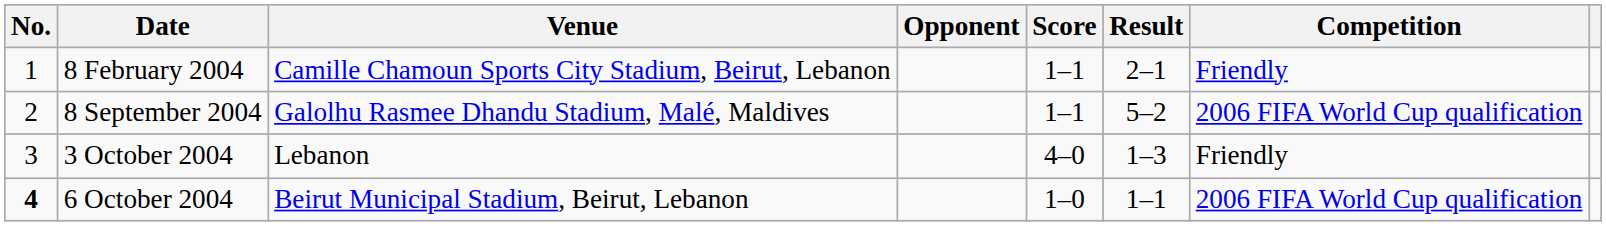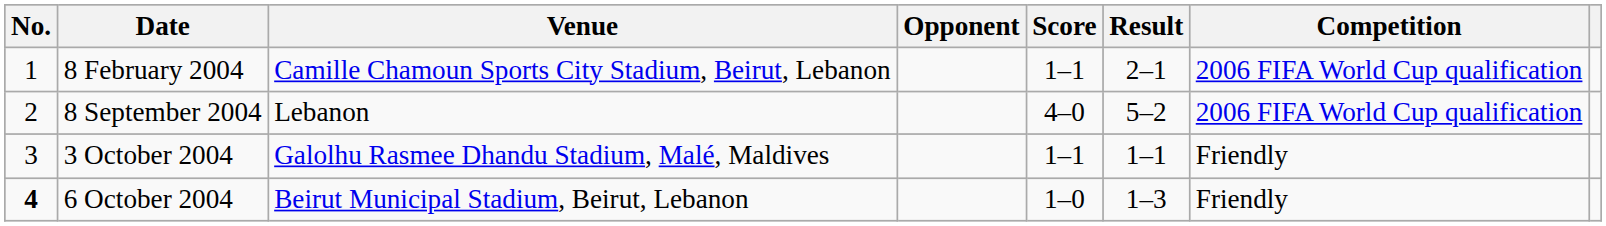(1242, 69) Friendly -> (1389, 69) 2006 FIFA World Cup qualification
(552, 112) Galolhu Rasmee Dhandu Stadium, Malé, Maldives -> (322, 112) Lebanon
(1064, 112) 1–1 -> (1064, 112) 4–0
(322, 155) Lebanon -> (552, 155) Galolhu Rasmee Dhandu Stadium, Malé, Maldives
(1064, 155) 4–0 -> (1064, 155) 1–1
(1146, 155) 1–3 -> (1146, 155) 1–1
(1146, 198) 1–1 -> (1146, 198) 1–3
(1389, 198) 2006 FIFA World Cup qualification -> (1242, 198) Friendly
